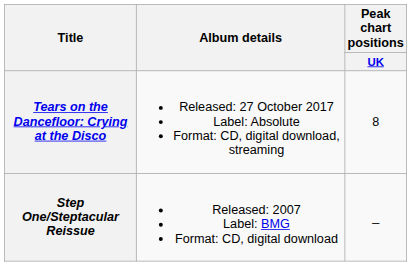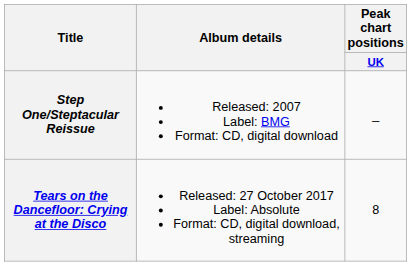rows swapped: (71, 217) <-> (71, 122)
